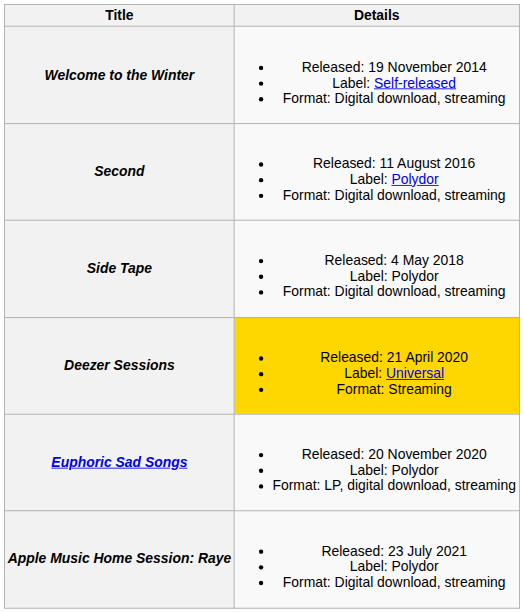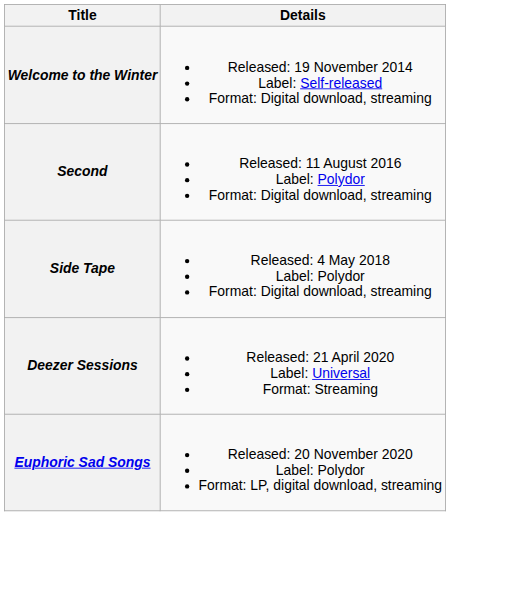(377, 373) gold background -> (303, 373) no background
- row: (119, 559)
